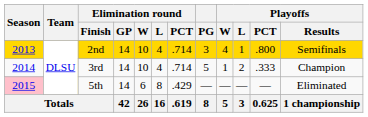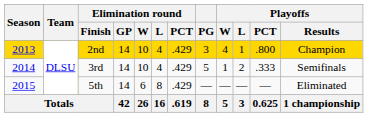(182, 49) .714 -> (182, 49) .429
(322, 49) Semifinals -> (322, 49) Champion
(182, 67) .714 -> (182, 67) .429
(322, 67) Champion -> (322, 67) Semifinals
(24, 85) pink background -> (24, 85) no background
